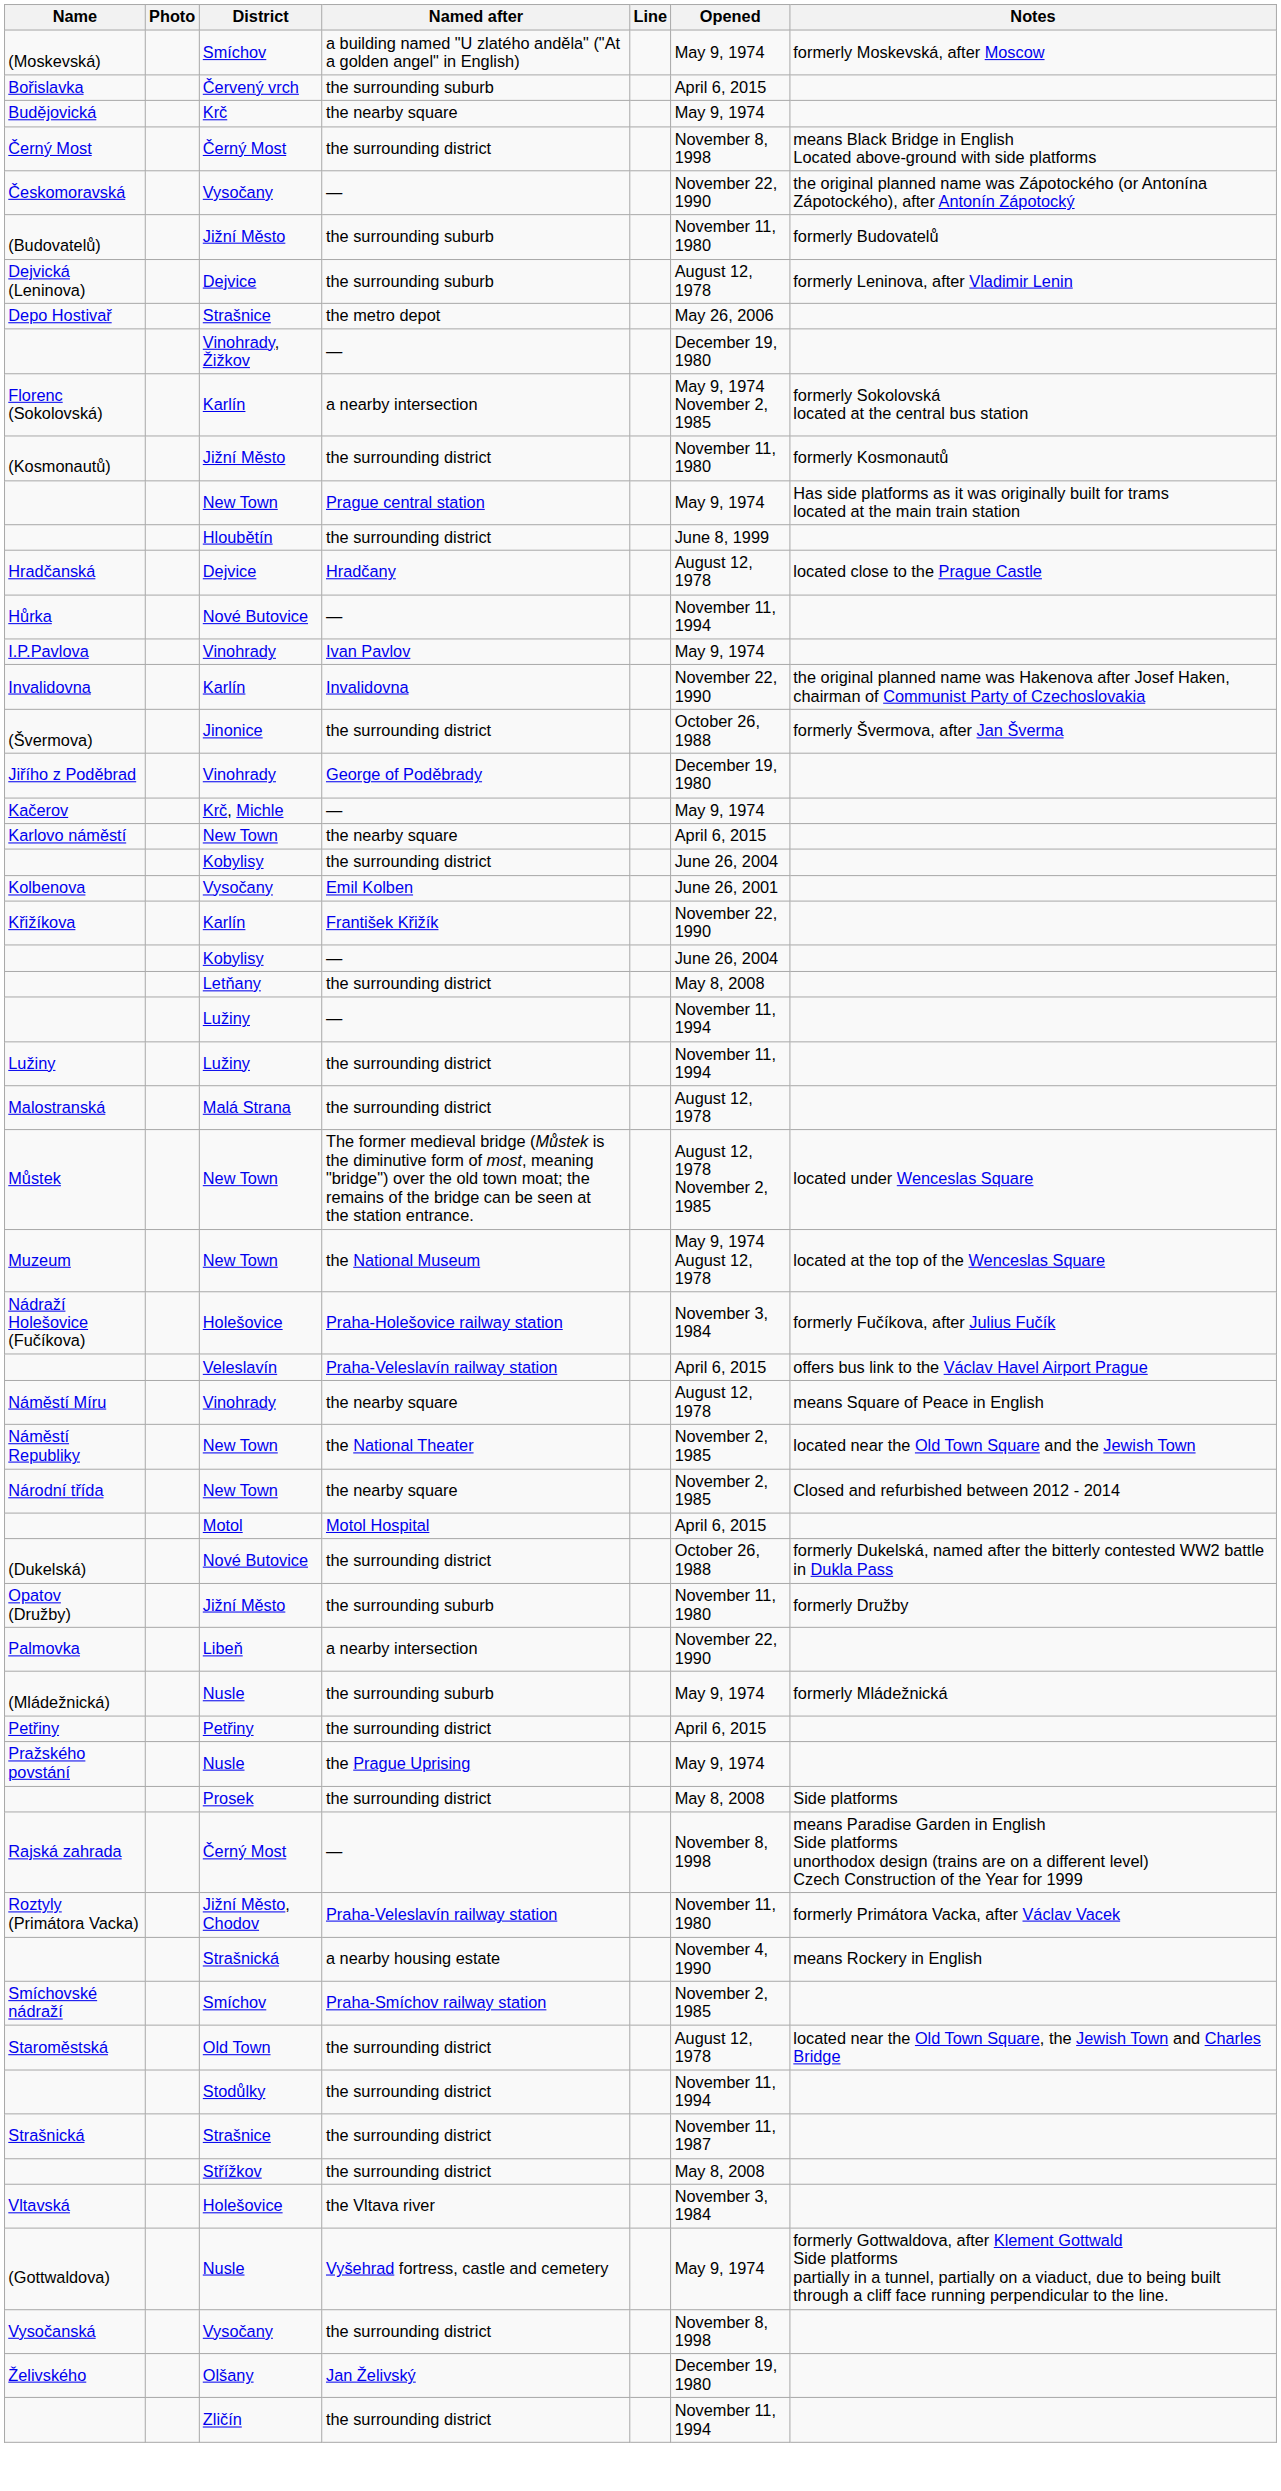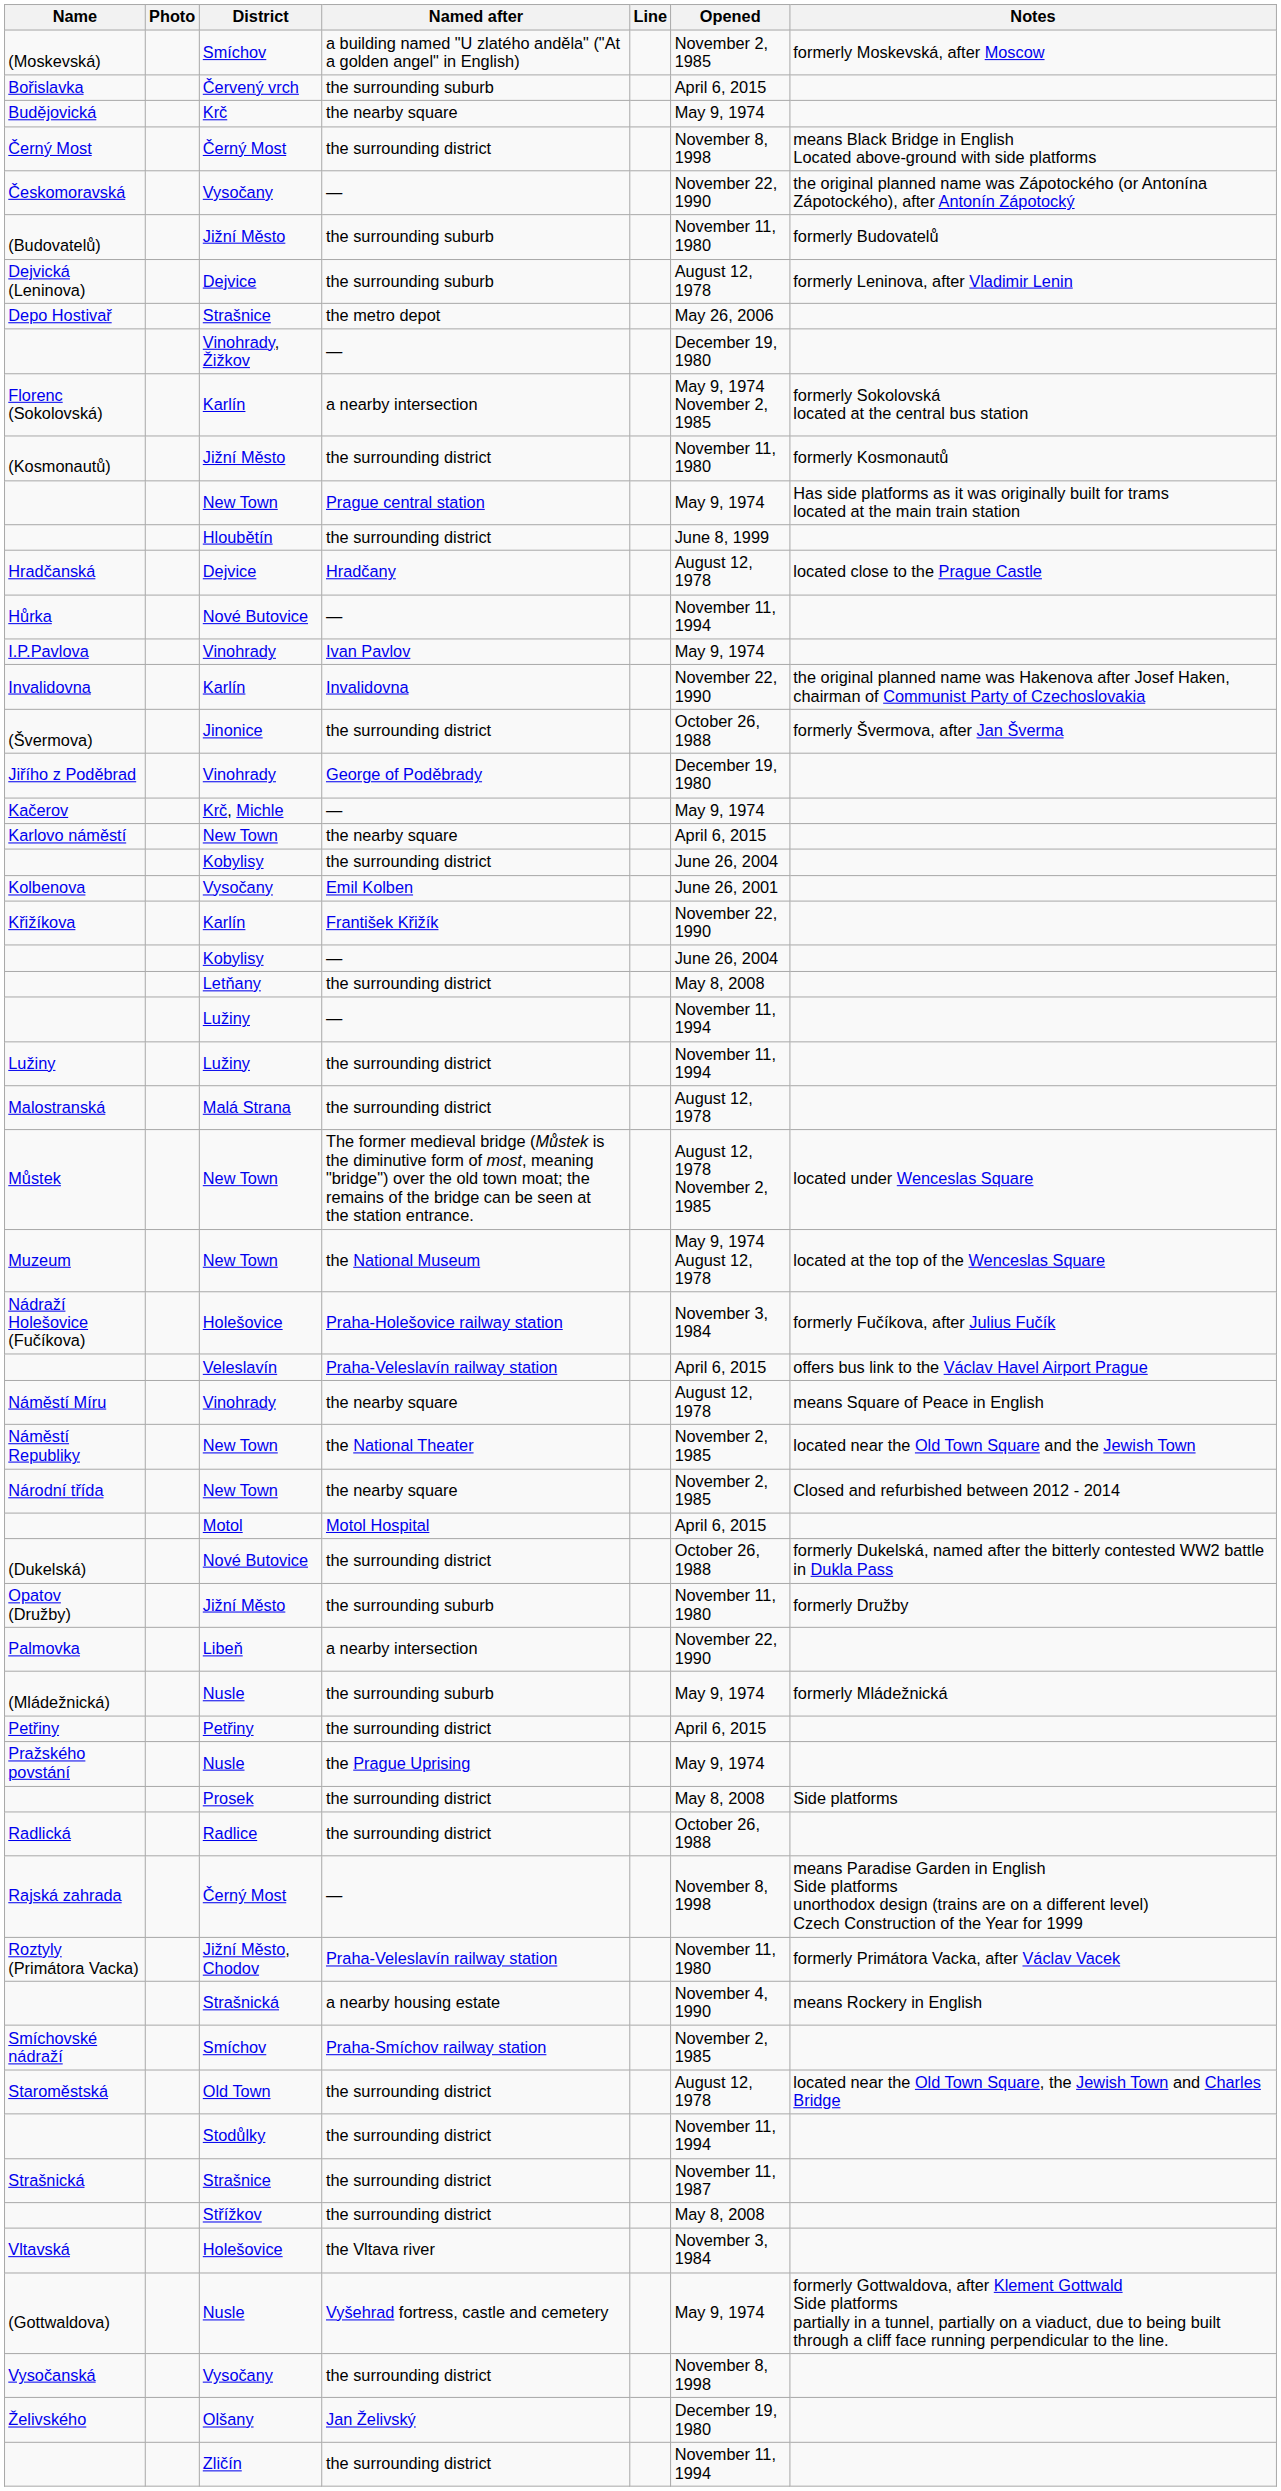(720, 52) May 9, 1974 -> (721, 52) November 2, 1985
+ row: (40, 1833)
